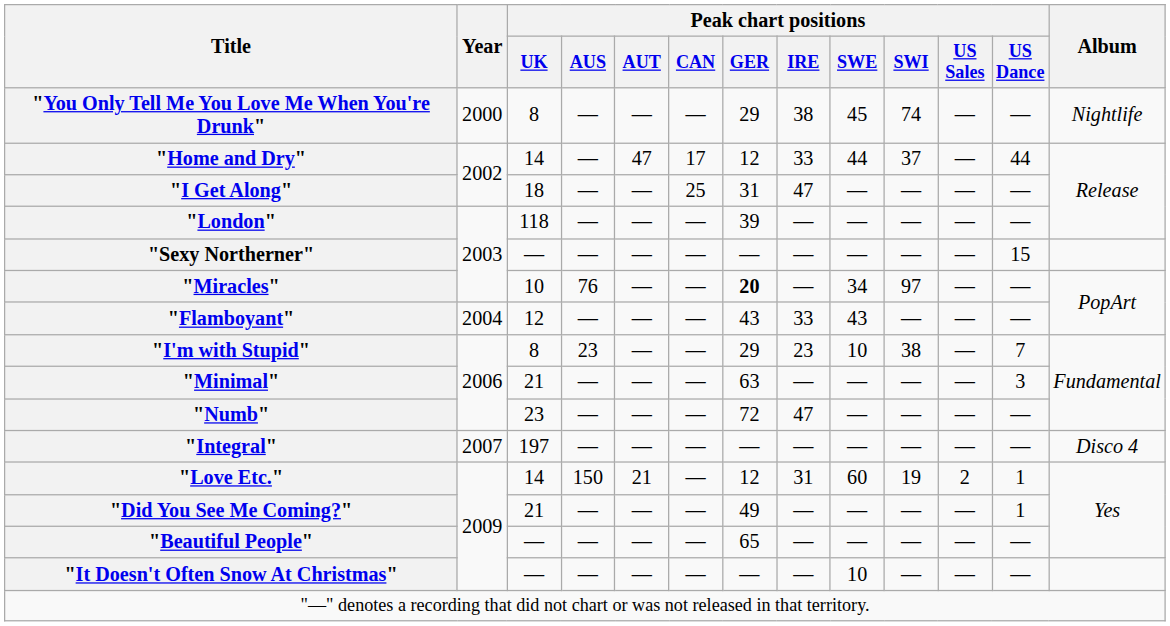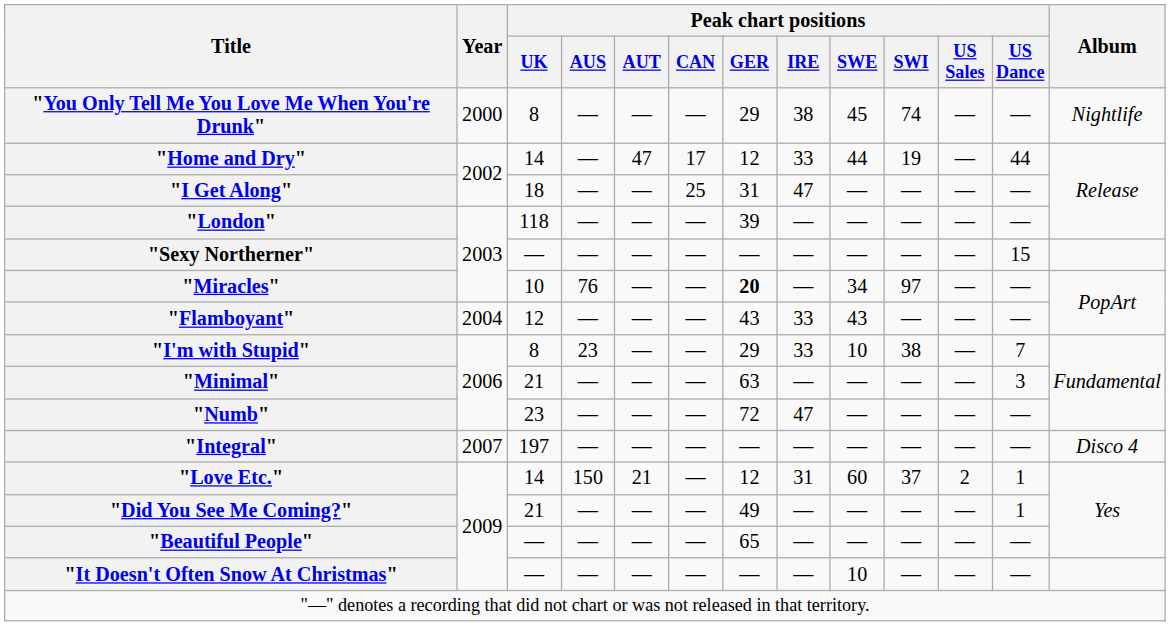(911, 158) 37 -> (911, 158) 19
(803, 350) 23 -> (803, 350) 33
(911, 478) 19 -> (911, 478) 37
